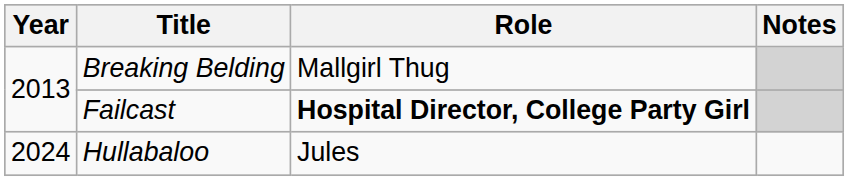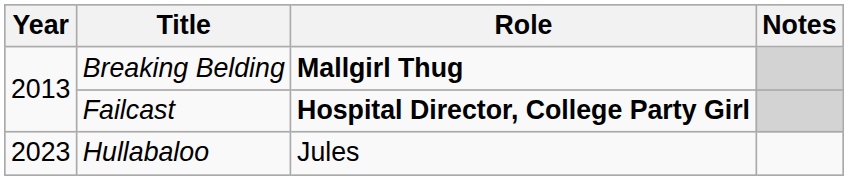(373, 68) normal -> (380, 68) bold
(41, 152) 2024 -> (41, 152) 2023
